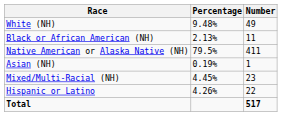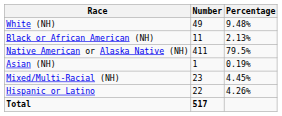columns swapped: (261, 11) <-> (217, 11)
